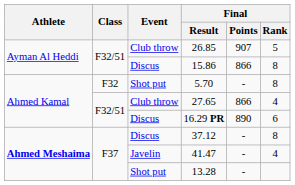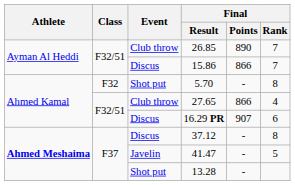(243, 48) 907 -> (243, 48) 890
(275, 48) 5 -> (275, 48) 7
(275, 66) 8 -> (275, 66) 7
(243, 119) 890 -> (243, 119) 907
(275, 154) 4 -> (275, 154) 5
